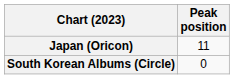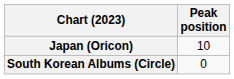(204, 45) 11 -> (204, 45) 10
